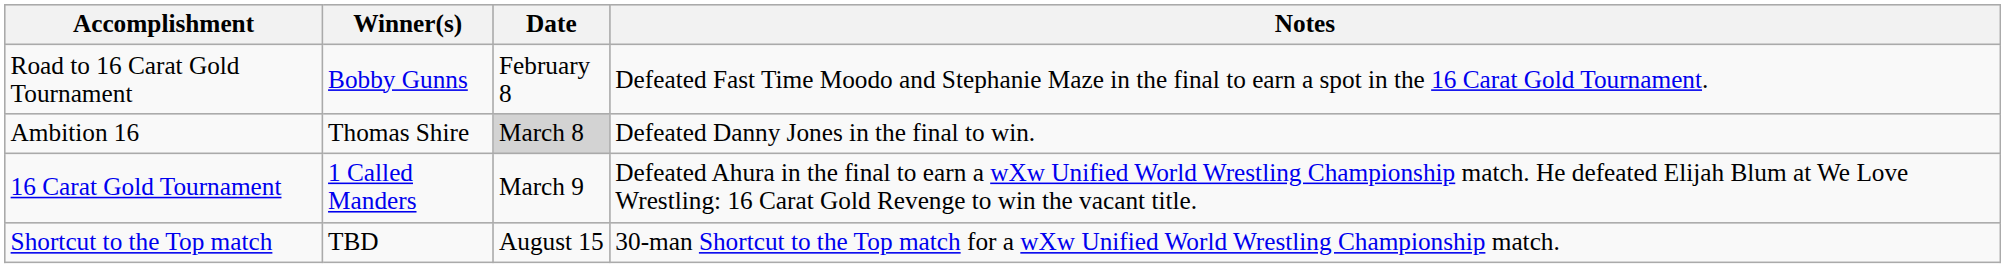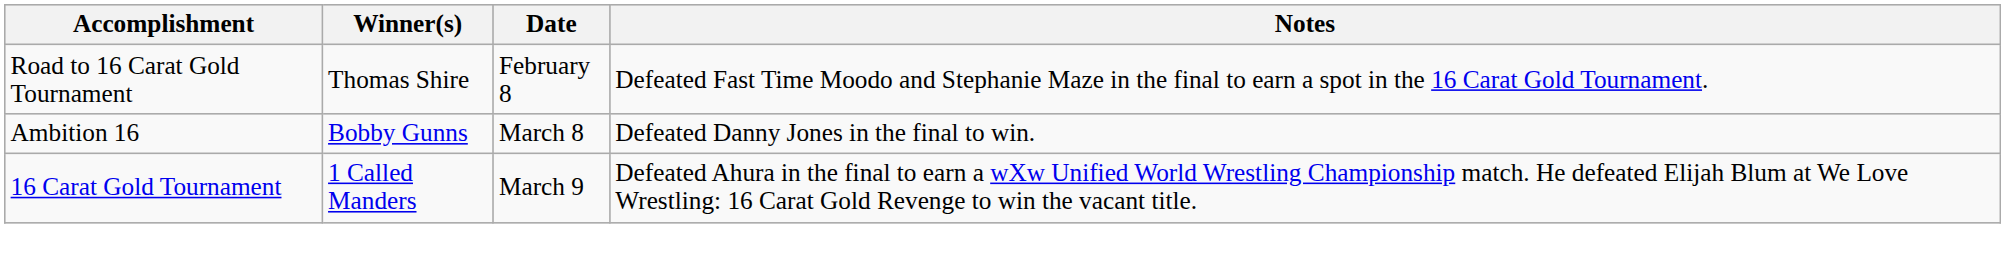(398, 78) Bobby Gunns -> (399, 78) Thomas Shire
(399, 133) Thomas Shire -> (398, 133) Bobby Gunns
(541, 133) lightgrey background -> (541, 133) no background
- row: (141, 241)
